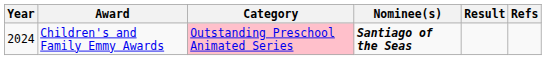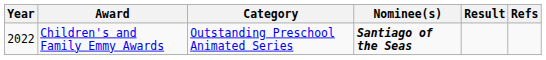(21, 39) 2024 -> (21, 39) 2022
(263, 39) pink background -> (263, 39) no background
